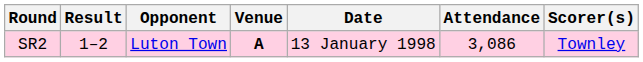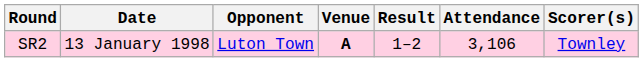columns swapped: (363, 18) <-> (94, 18)
(492, 44) 3,086 -> (492, 44) 3,106
